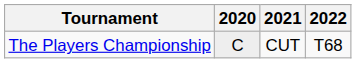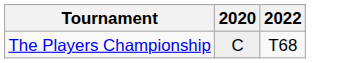- column: (283, 18)
